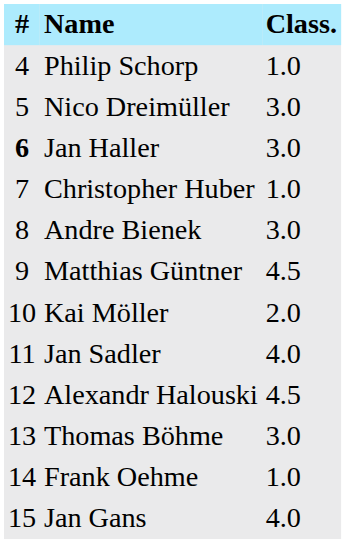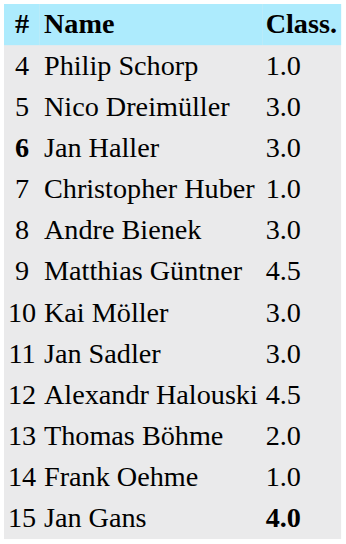(283, 312) 2.0 -> (283, 312) 3.0
(283, 353) 4.0 -> (283, 353) 3.0
(283, 435) 3.0 -> (283, 435) 2.0
(283, 518) normal -> (283, 518) bold
